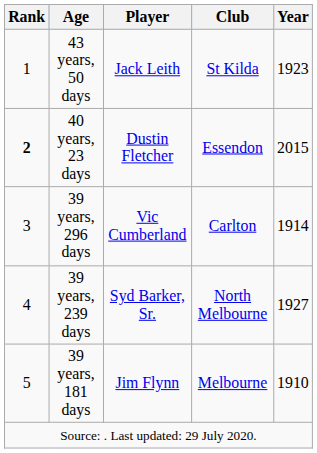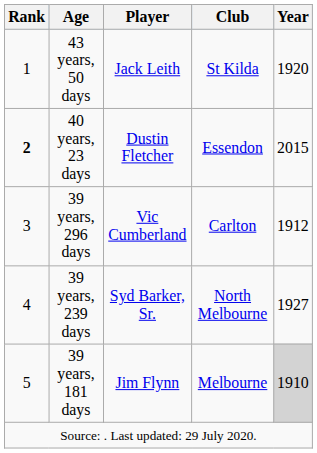(293, 68) 1923 -> (293, 68) 1920
(293, 226) 1914 -> (293, 226) 1912
(293, 383) no background -> (293, 383) lightgrey background
